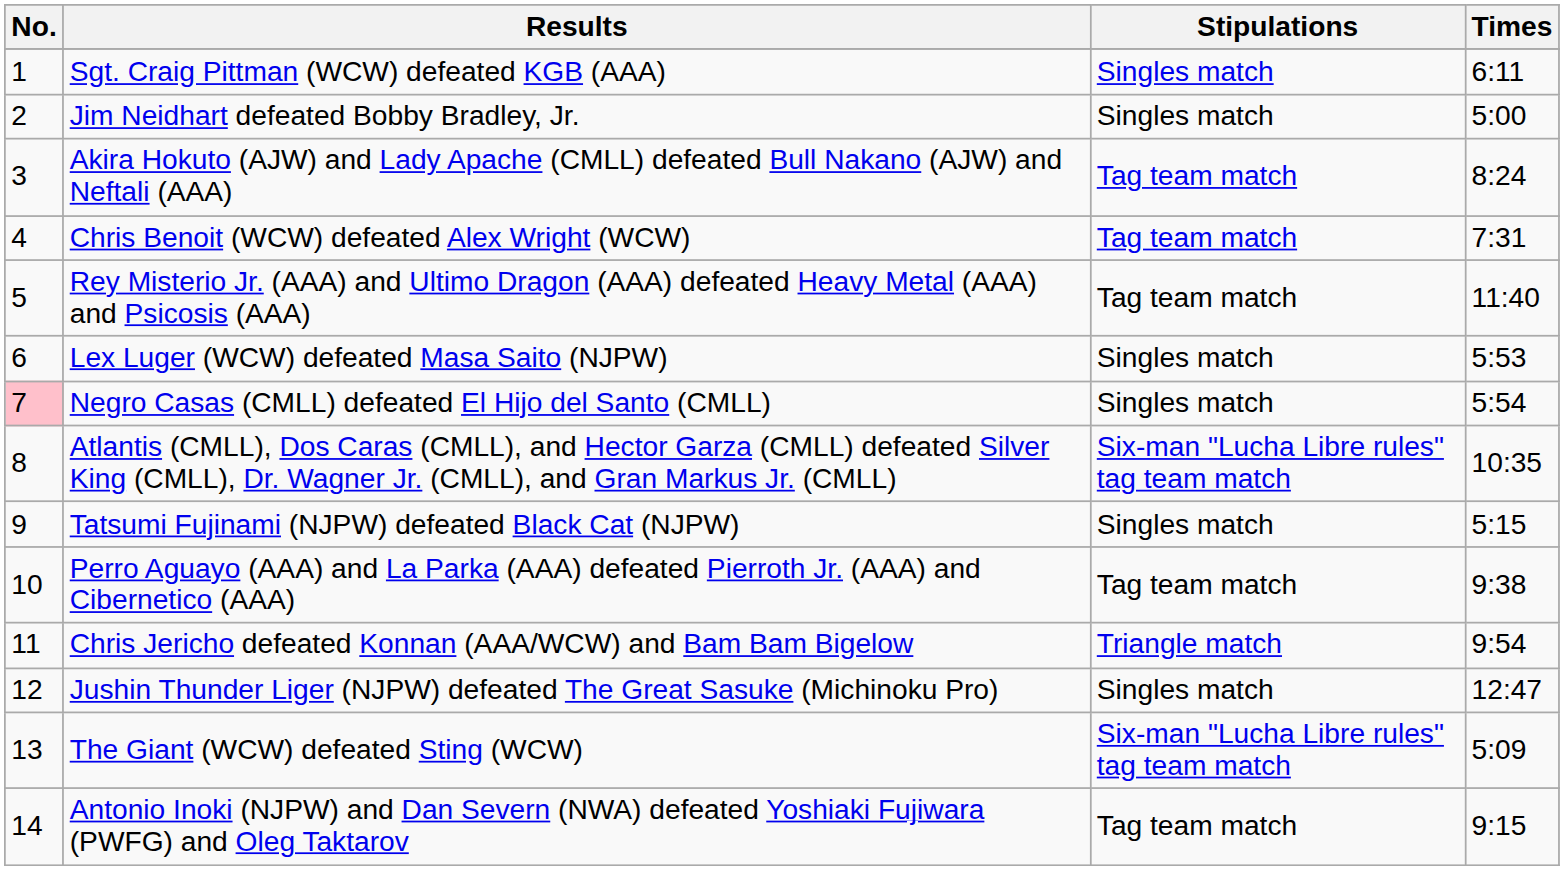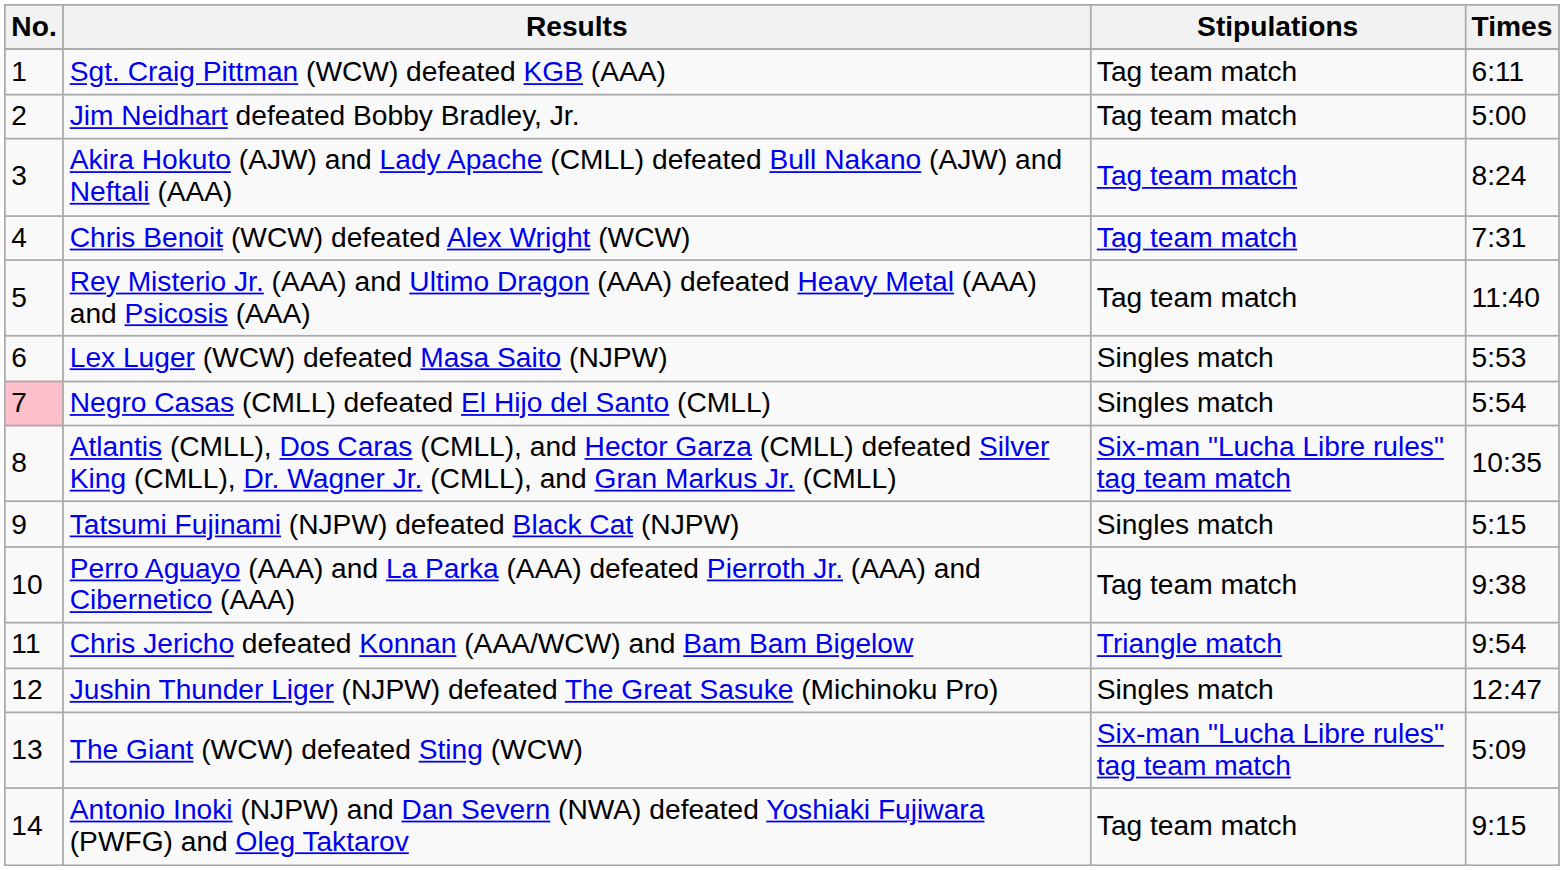(1185, 71) Singles match -> (1197, 71) Tag team match
(1185, 116) Singles match -> (1197, 116) Tag team match
